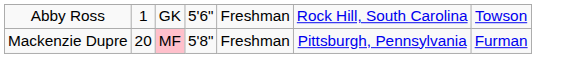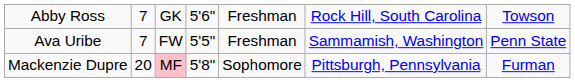(143, 16) 1 -> (143, 16) 7
+ row: (68, 41)
(255, 41) Freshman -> (262, 65) Sophomore
